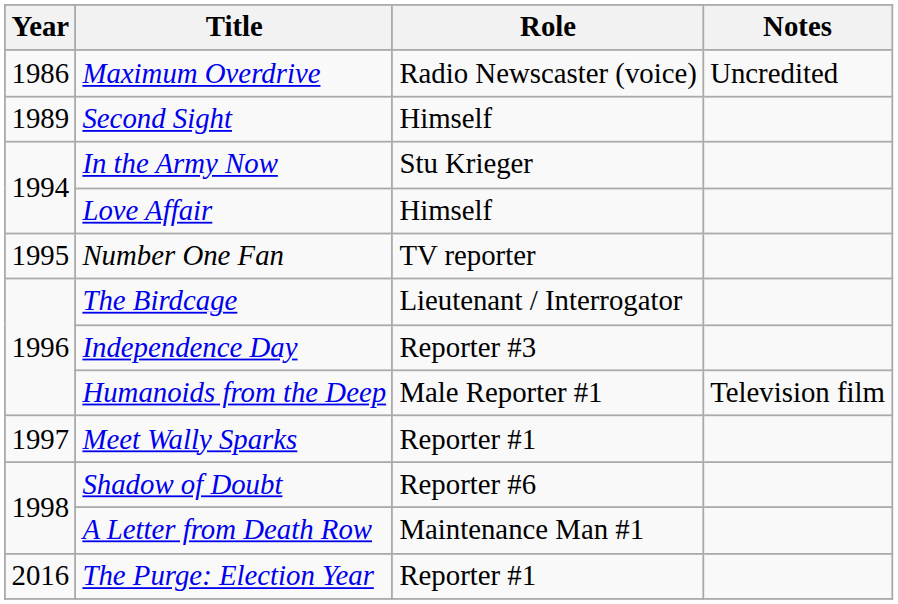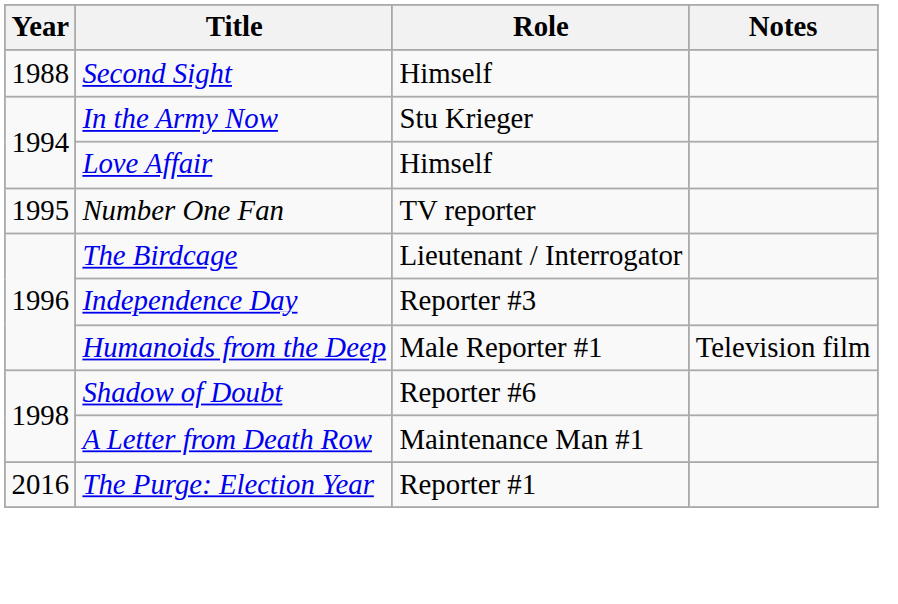- row: (201, 73)
(40, 118) 1989 -> (40, 73) 1988
- row: (190, 438)
